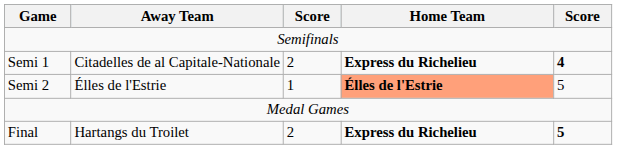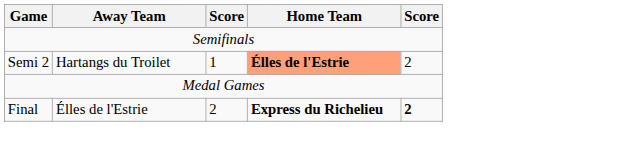- row: (29, 62)
(120, 86) Élles de l'Estrie -> (113, 62) Hartangs du Troilet
(561, 86) 5 -> (408, 62) 2
(132, 132) Hartangs du Troilet -> (102, 109) Élles de l'Estrie
(561, 132) 5 -> (408, 109) 2
